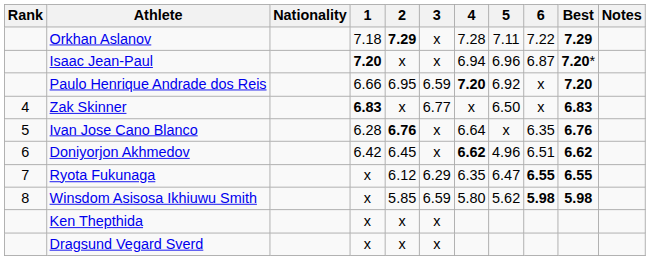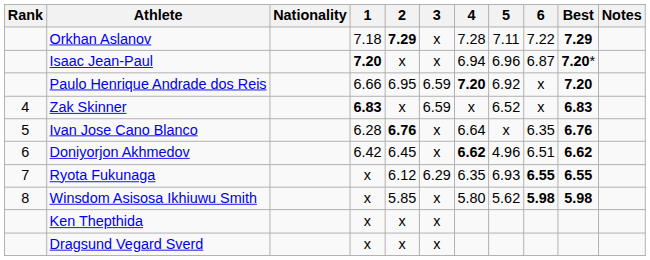(437, 107) 6.77 -> (437, 107) 6.59
(506, 107) 6.50 -> (506, 107) 6.52
(506, 175) 6.47 -> (506, 175) 6.93
(437, 198) 6.59 -> (437, 198) x
